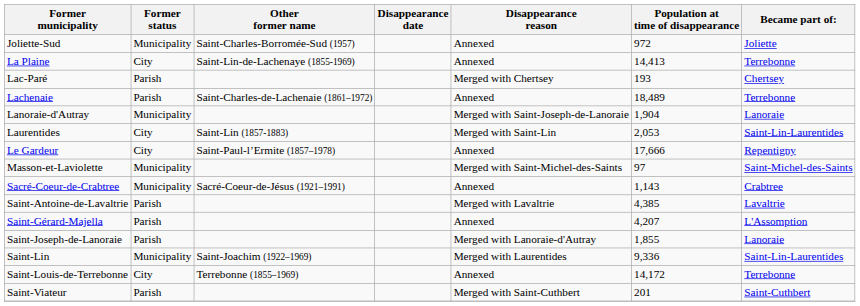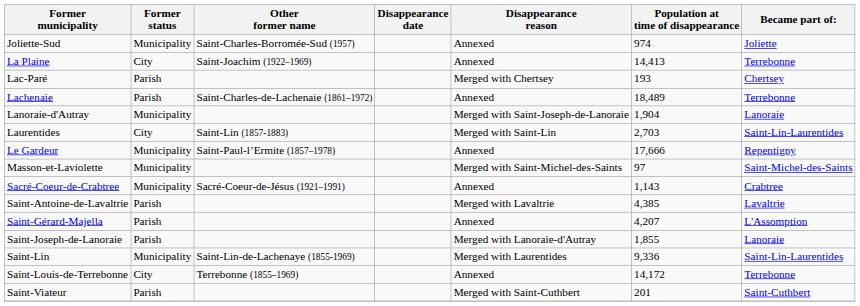(642, 43) 972 -> (642, 43) 974
(276, 61) Saint-Lin-de-Lachenaye (1855-1969) -> (254, 61) Saint-Joachim (1922–1969)
(647, 132) 2,053 -> (647, 132) 2,703
(143, 150) City -> (162, 150) Municipality
(254, 256) Saint-Joachim (1922–1969) -> (276, 256) Saint-Lin-de-Lachenaye (1855-1969)
